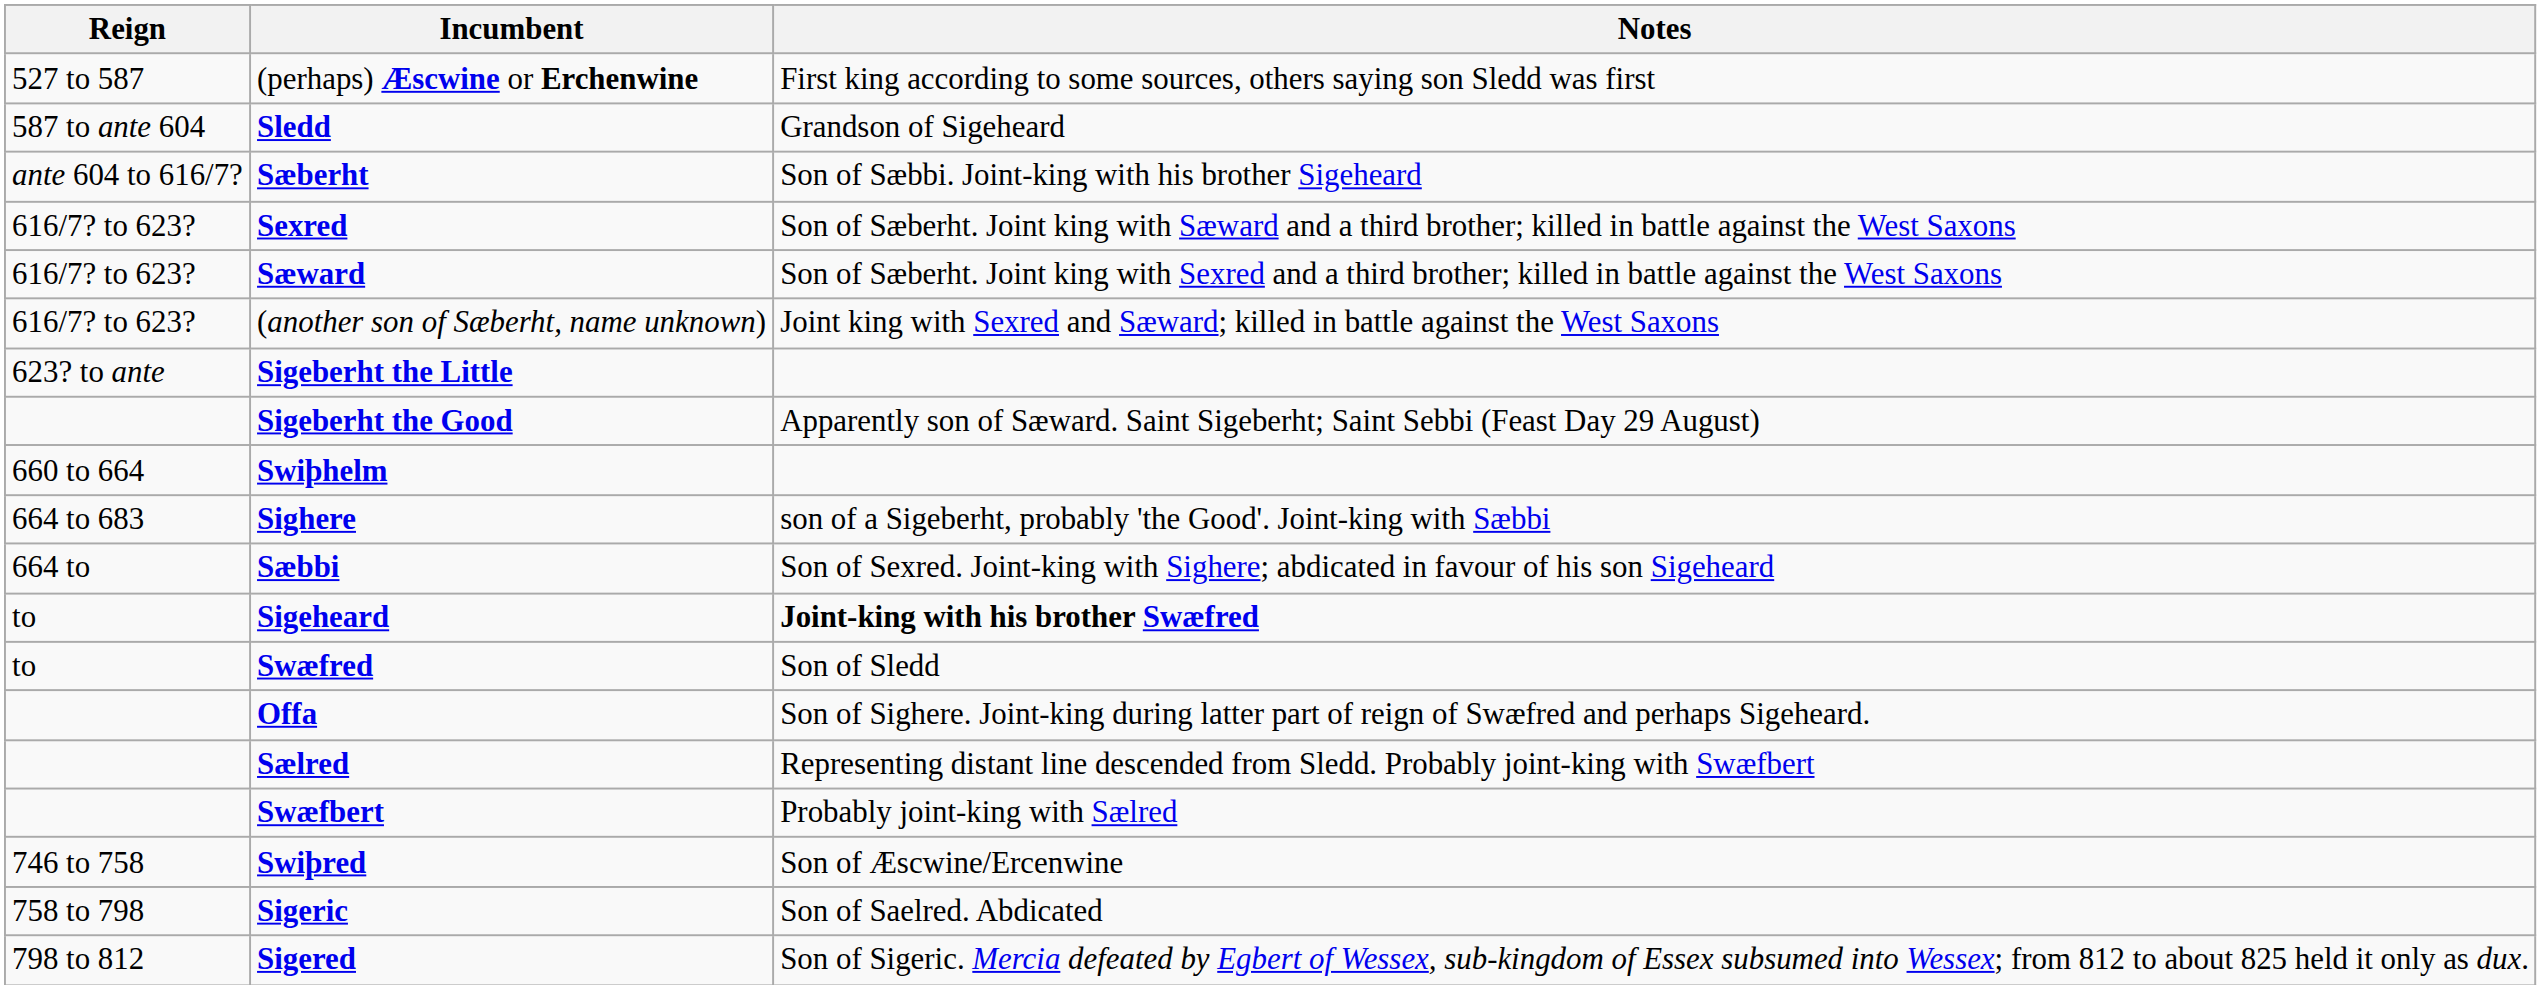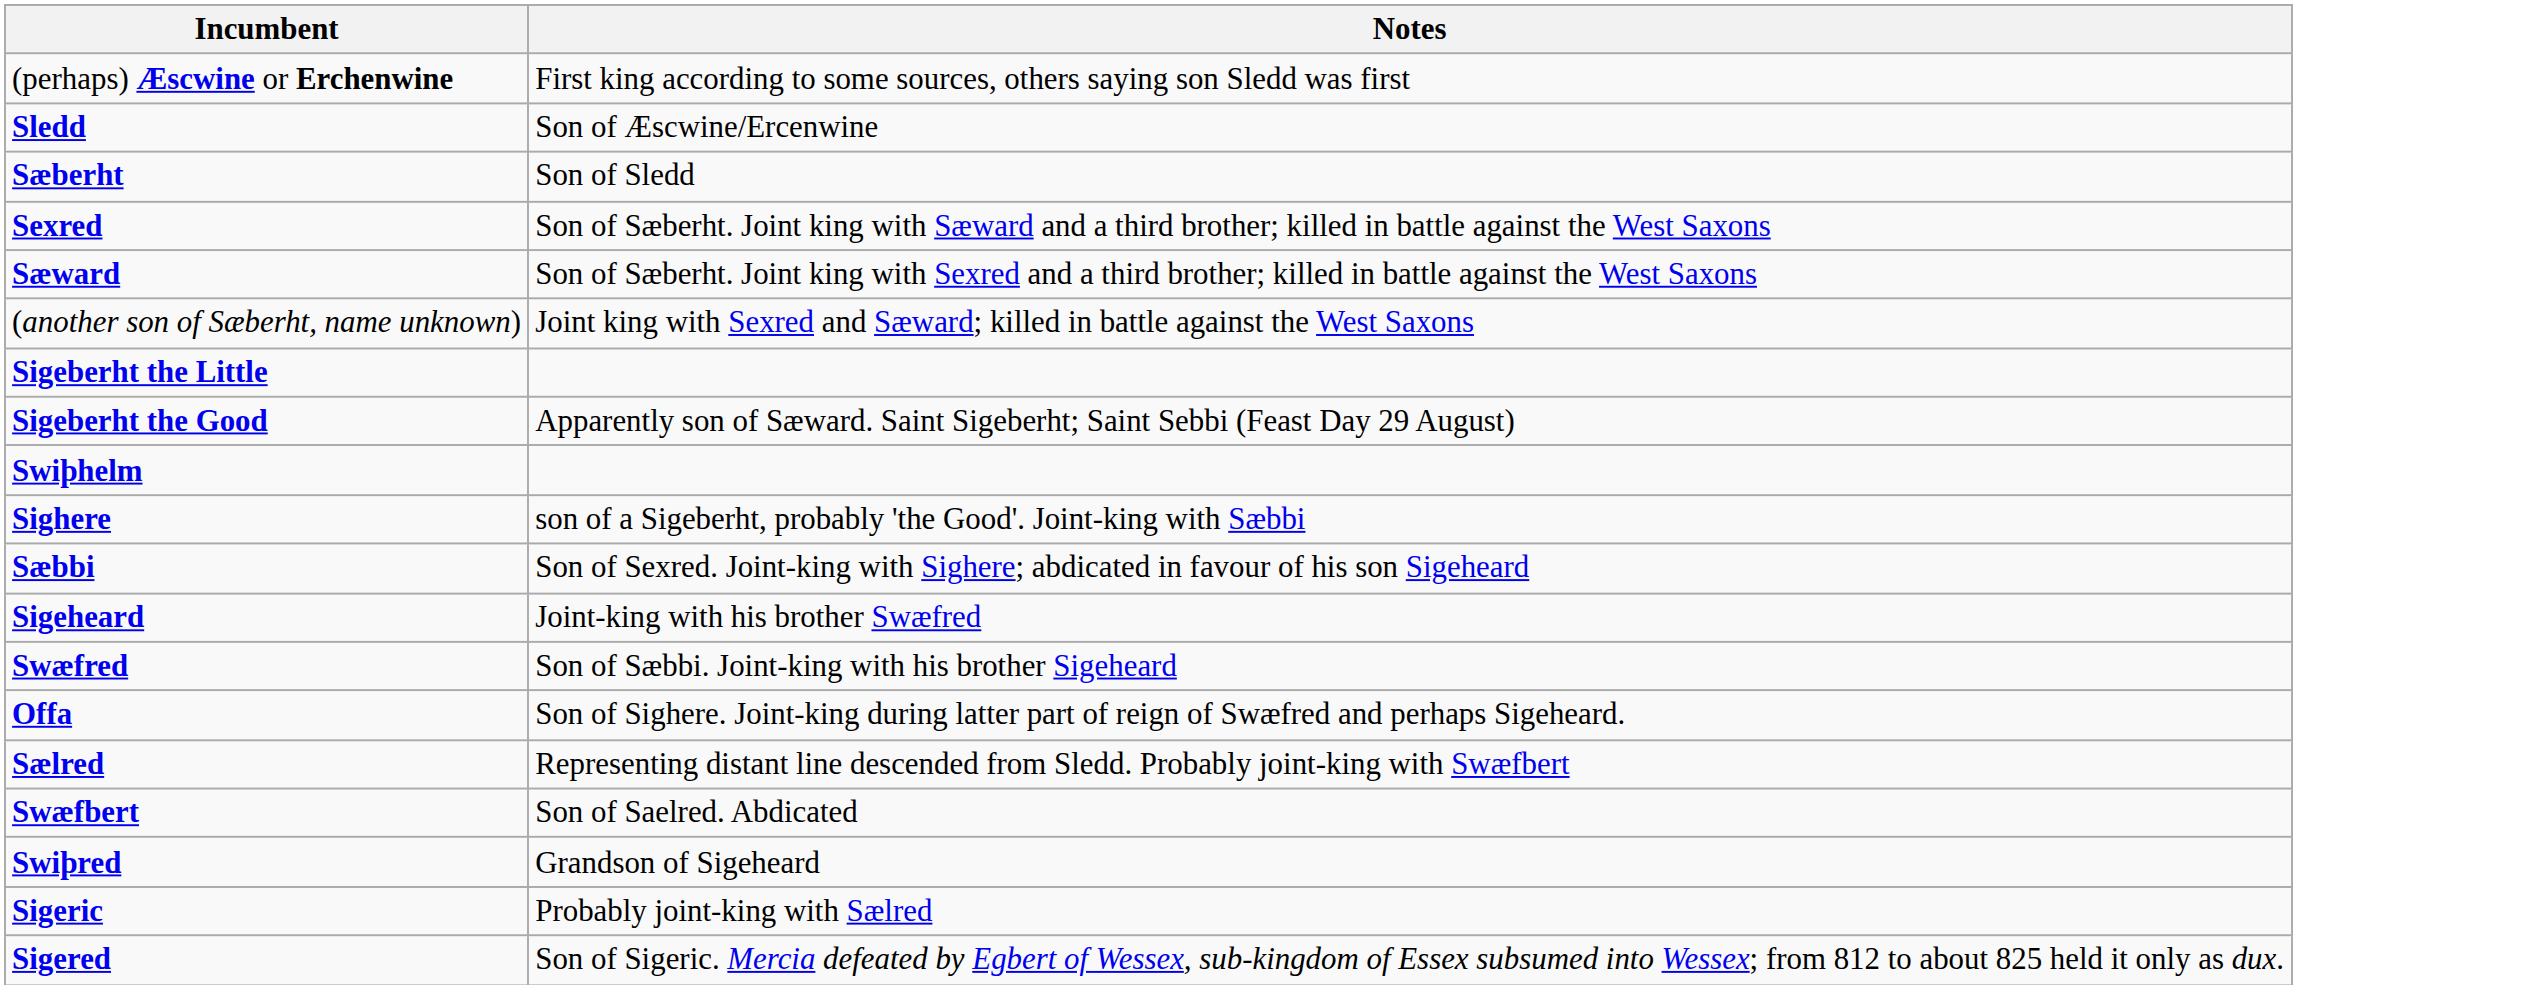- column: (127, 28)
(923, 126) Grandson of Sigeheard -> (707, 126) Son of Æscwine/Ercenwine
(1101, 175) Son of Sæbbi. Joint-king with his brother Sigeheard -> (615, 175) Son of Sledd
(1020, 616) bold -> (758, 616) normal
(860, 665) Son of Sledd -> (856, 665) Son of Sæbbi. Joint-king with his brother Sigeheard
(979, 812) Probably joint-king with Sælred -> (696, 812) Son of Saelred. Abdicated
(952, 861) Son of Æscwine/Ercenwine -> (678, 861) Grandson of Sigeheard
(941, 910) Son of Saelred. Abdicated -> (734, 910) Probably joint-king with Sælred
